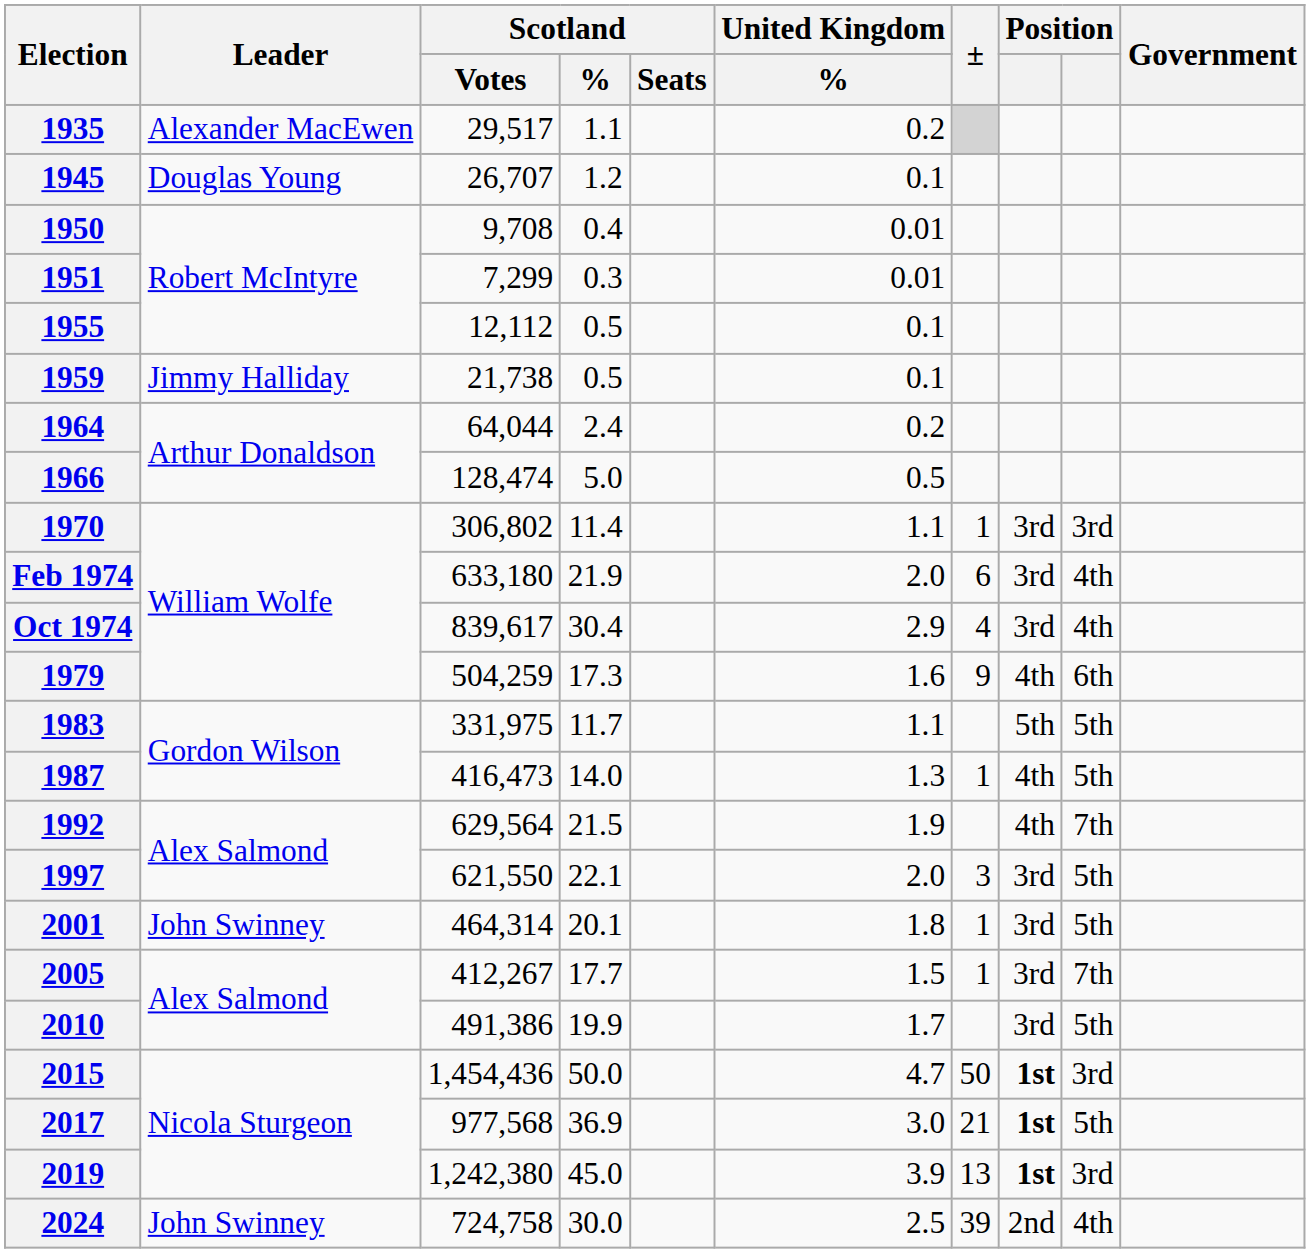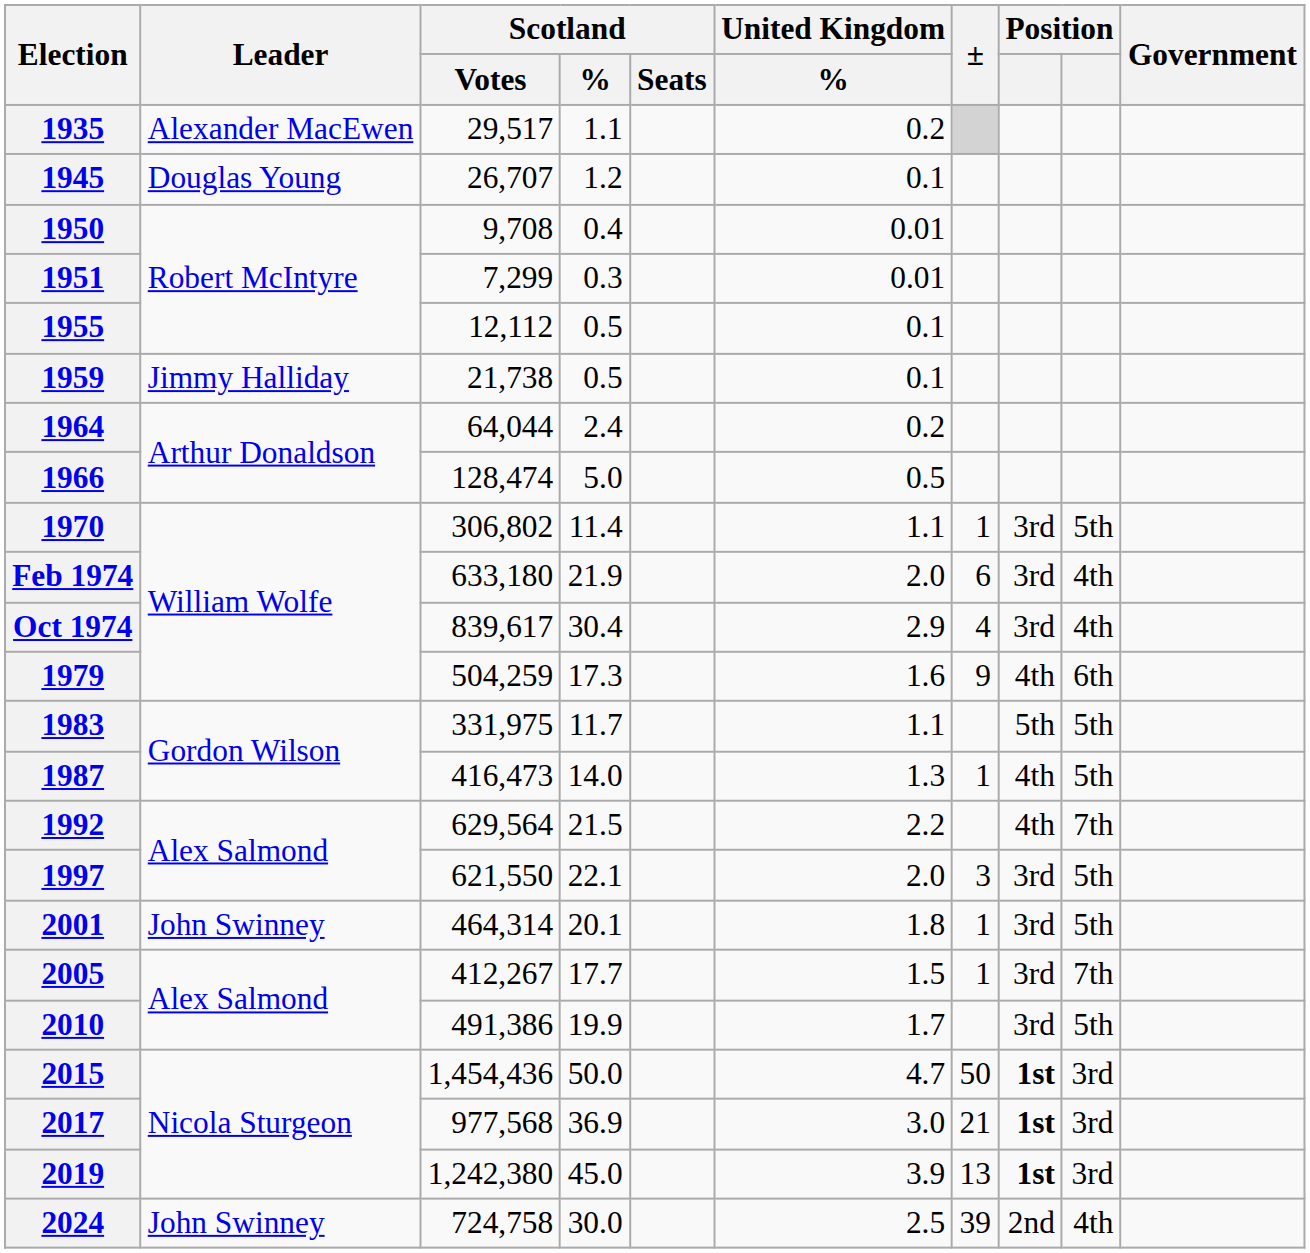(1093, 526) 3rd -> (1093, 526) 5th
(926, 825) 1.9 -> (926, 825) 2.2
(1093, 1123) 5th -> (1093, 1123) 3rd
